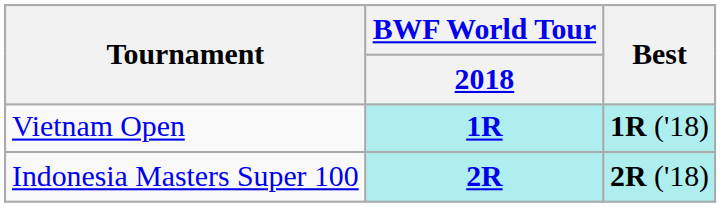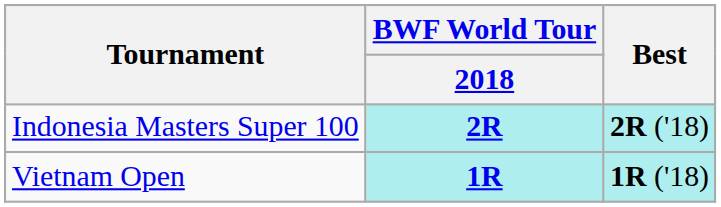rows swapped: (98, 127) <-> (185, 176)
